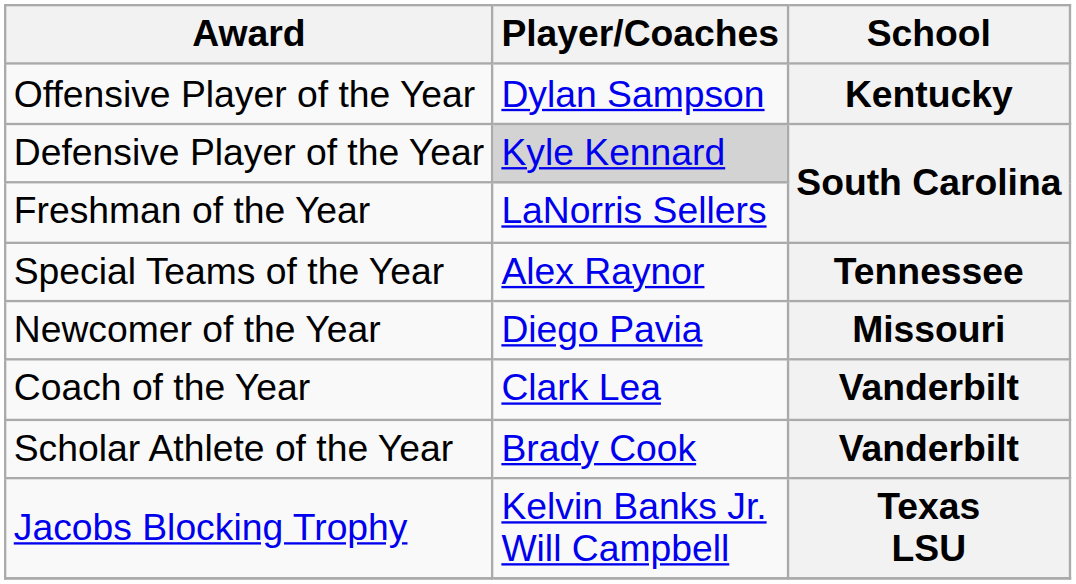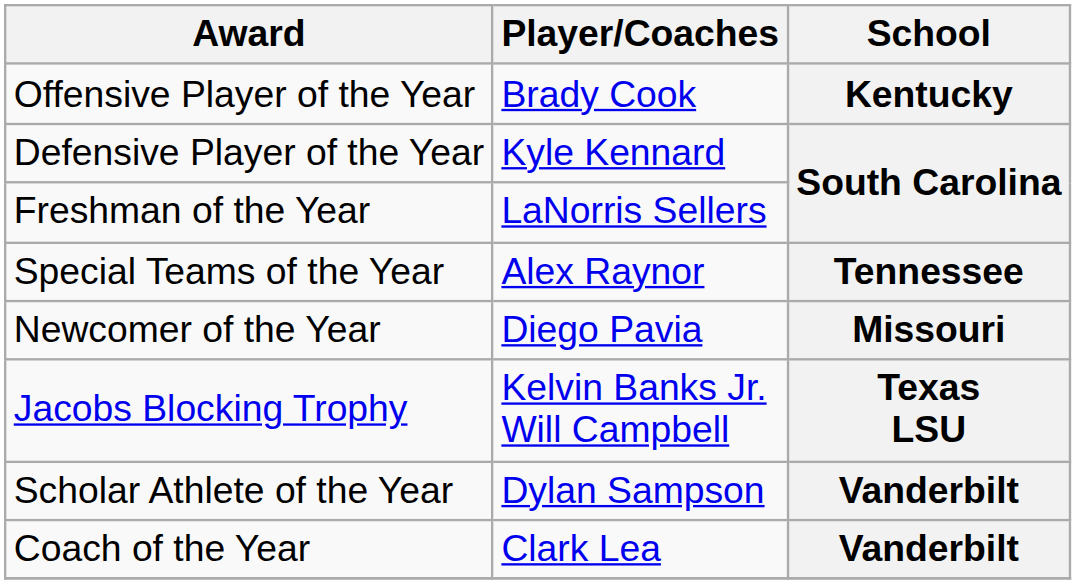(633, 93) Dylan Sampson -> (599, 93) Brady Cook
(613, 152) lightgrey background -> (613, 152) no background
rows swapped: (211, 528) <-> (162, 388)
(599, 447) Brady Cook -> (633, 489) Dylan Sampson
